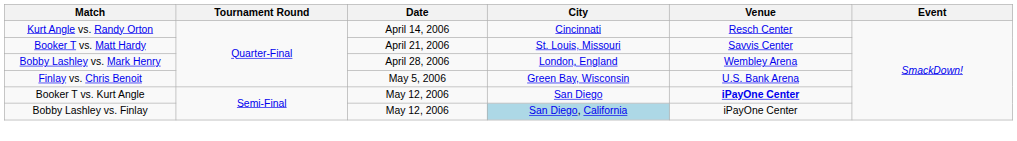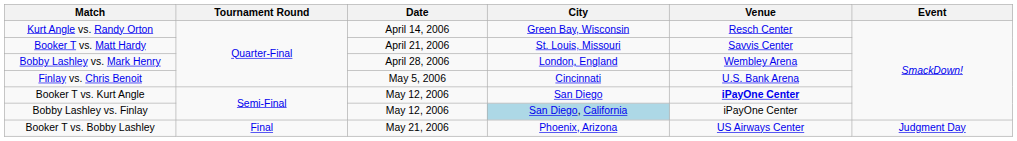(578, 29) Cincinnati -> (578, 29) Green Bay, Wisconsin
(578, 78) Green Bay, Wisconsin -> (578, 78) Cincinnati
+ row: (90, 128)
